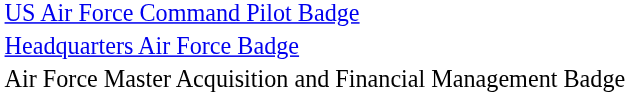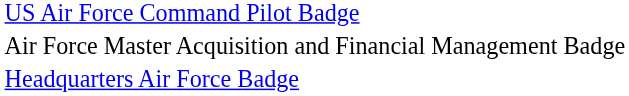rows swapped: (315, 79) <-> (152, 46)
